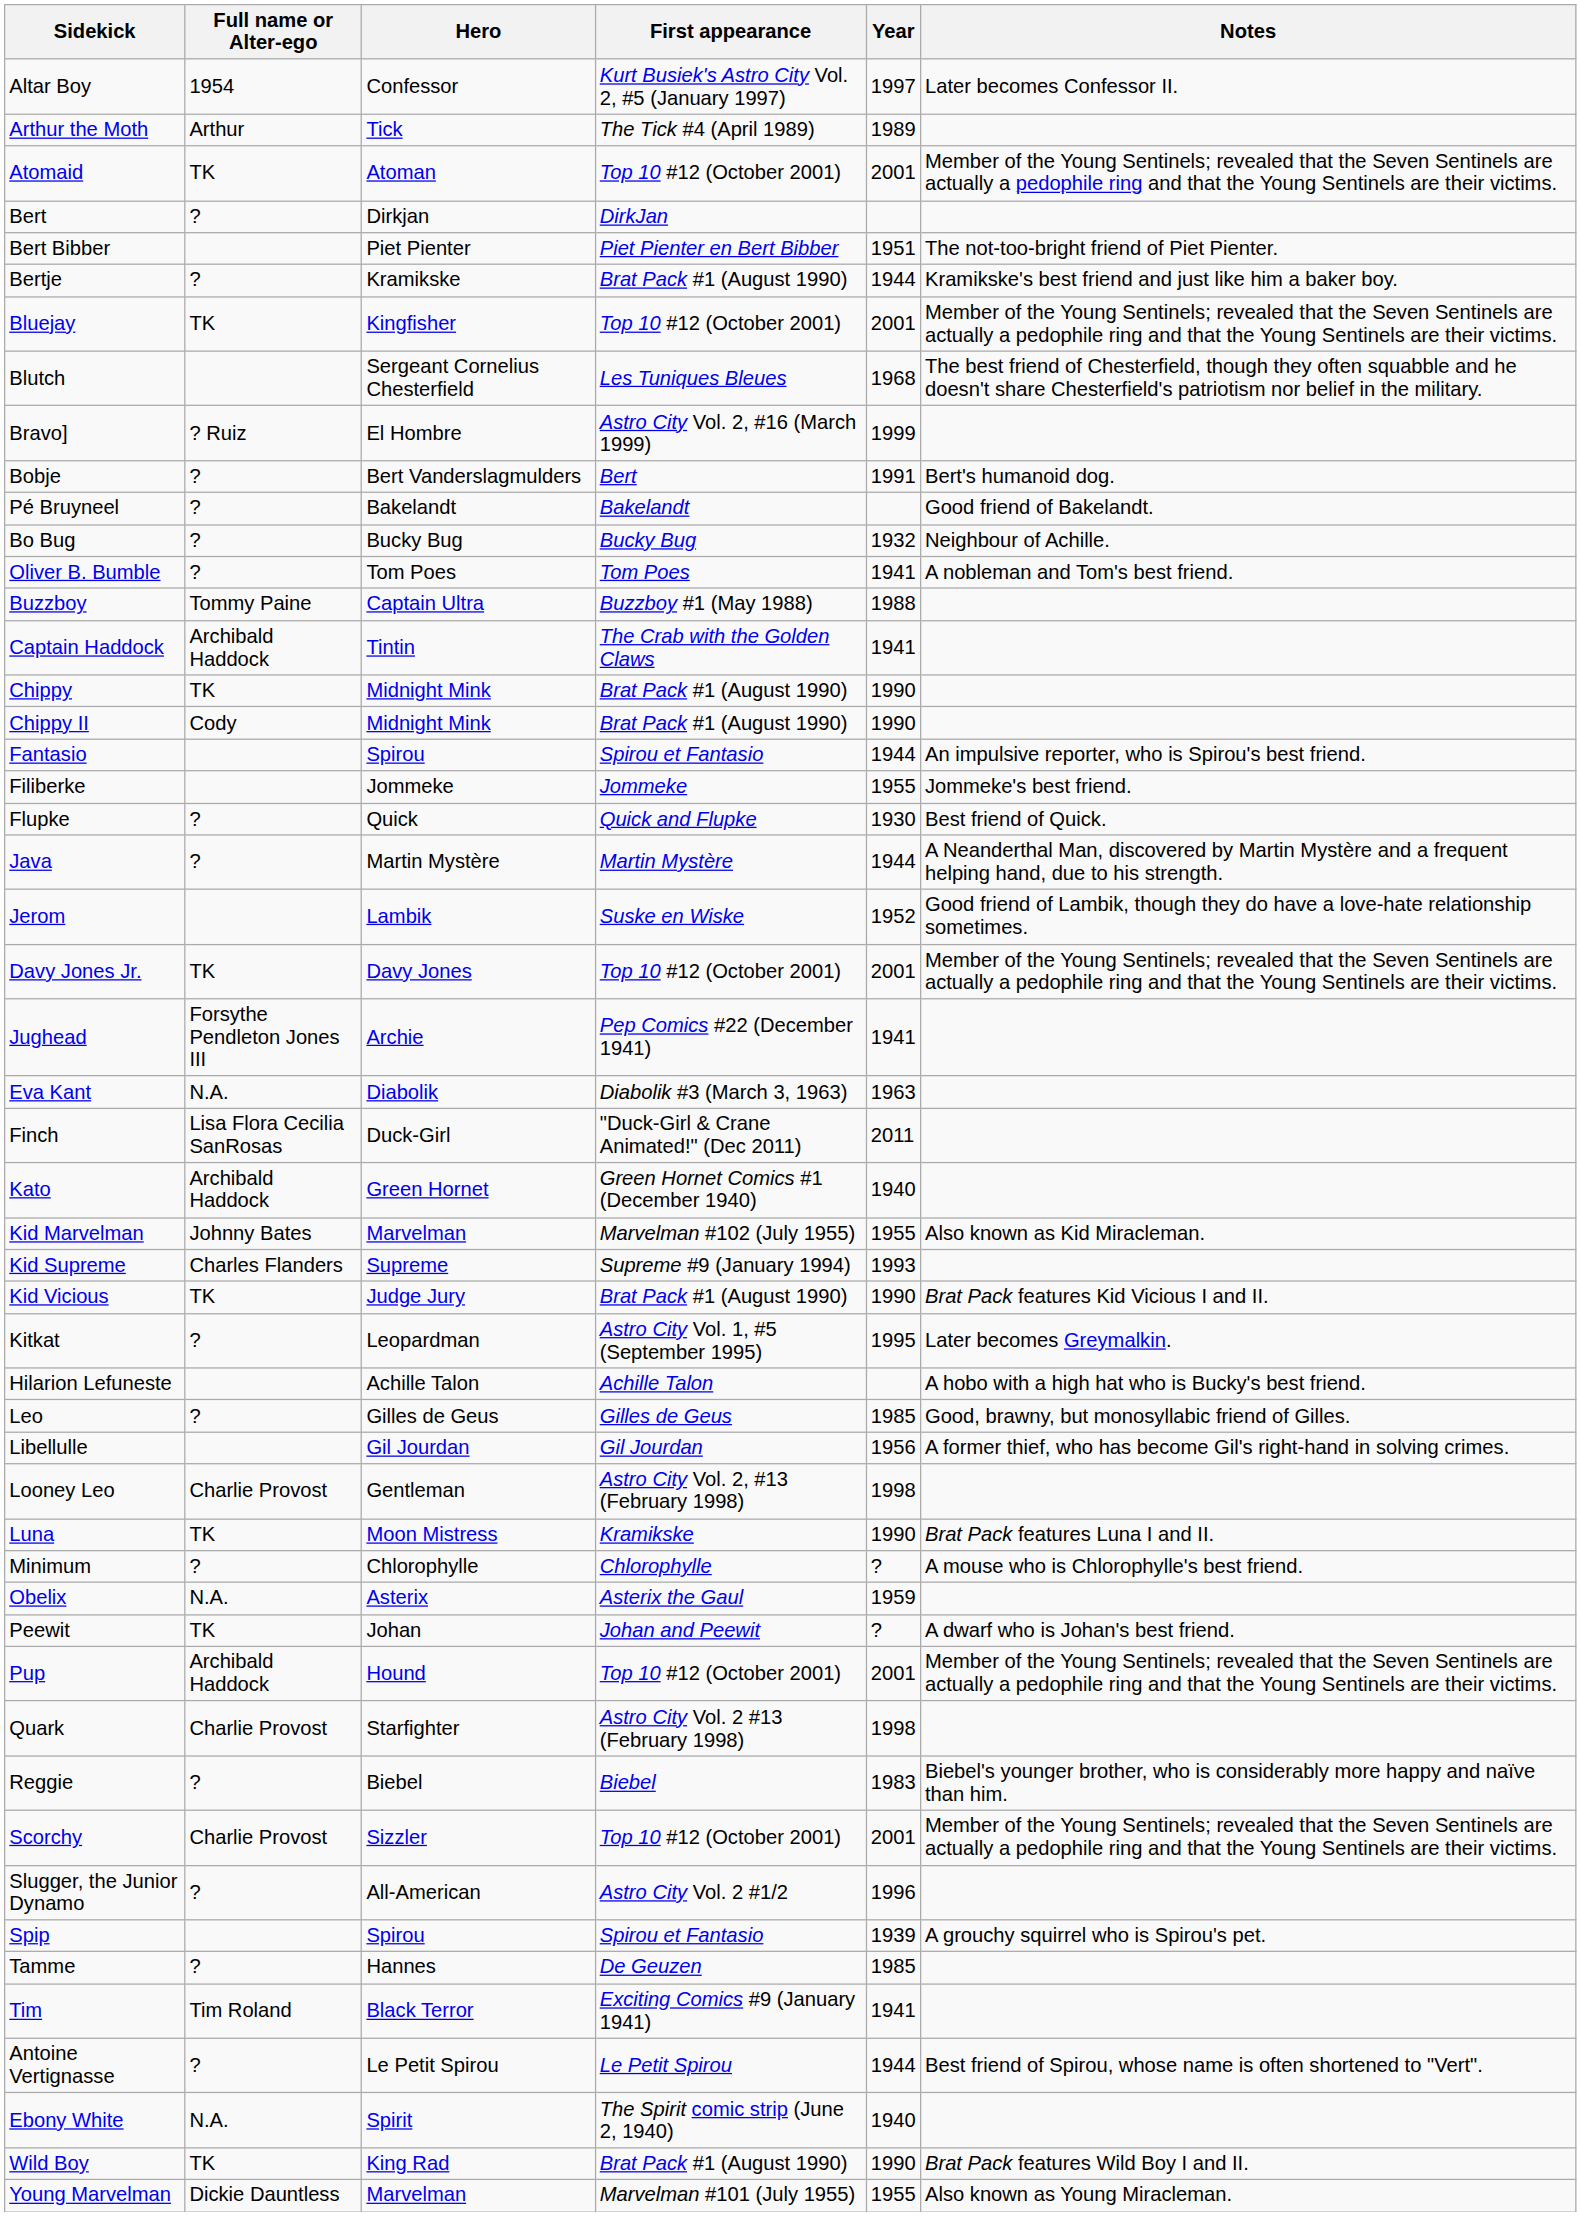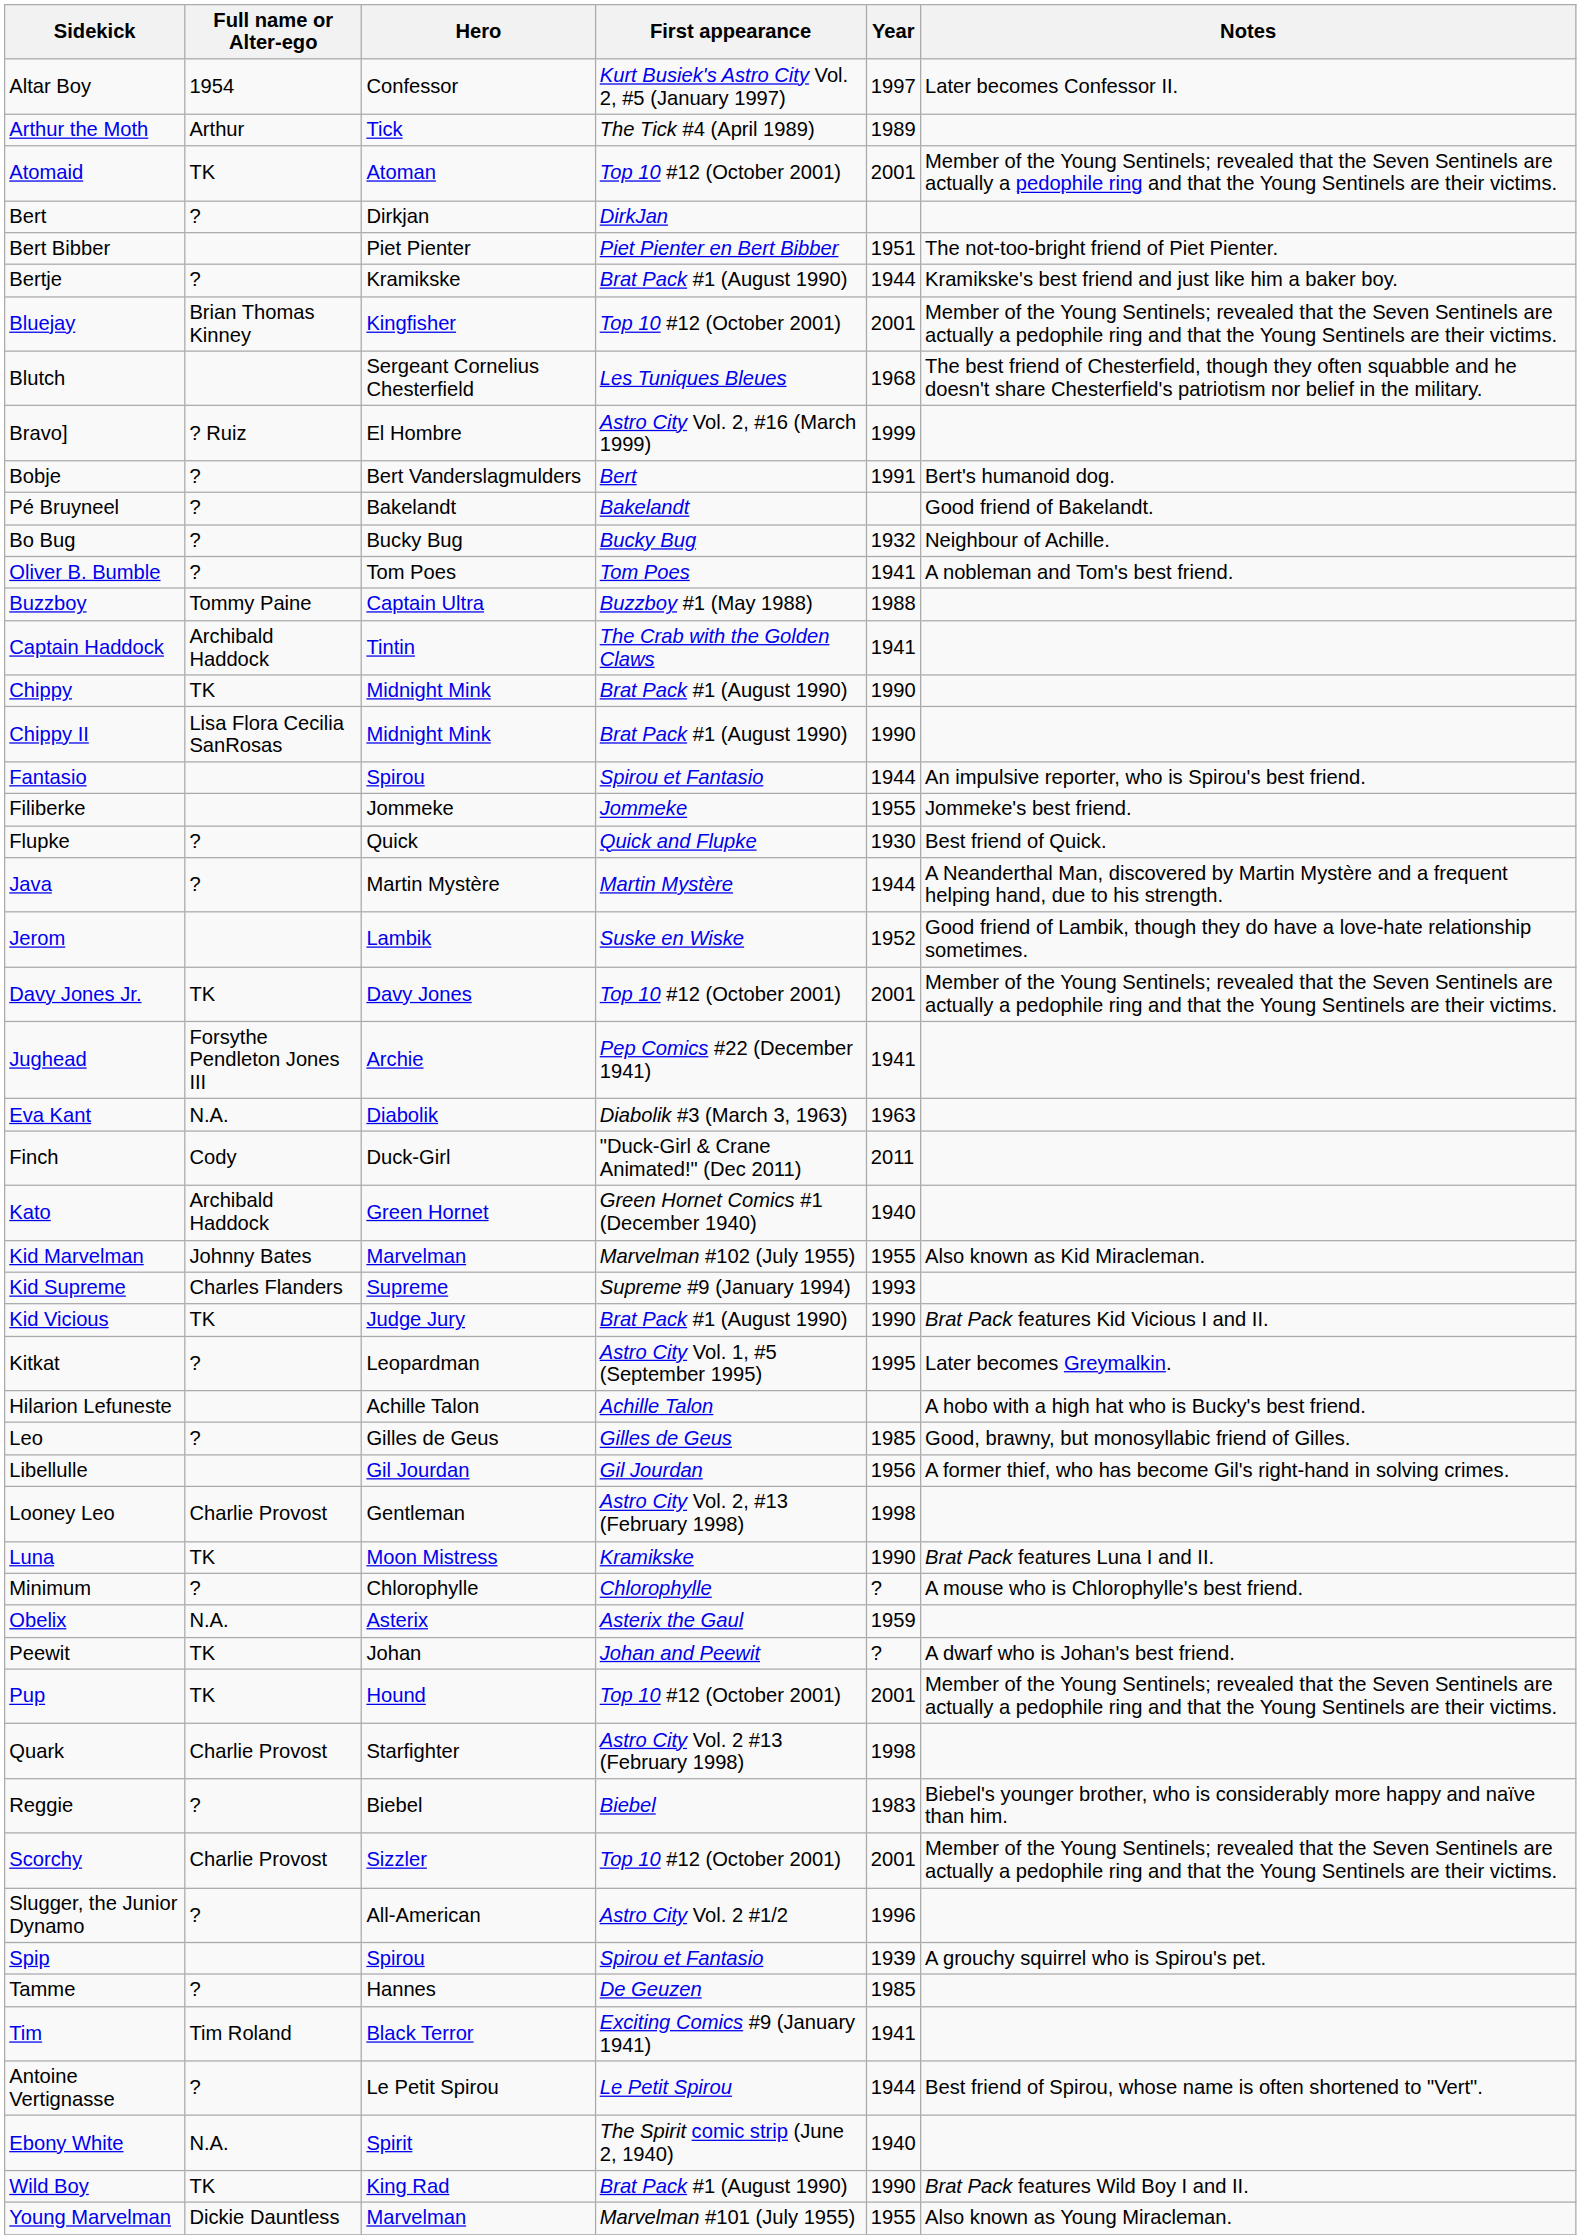(202, 323) TK -> (252, 323) Brian Thomas Kinney
(213, 722) Cody -> (267, 734) Lisa Flora Cecilia SanRosas
(267, 1135) Lisa Flora Cecilia SanRosas -> (213, 1157) Cody
(231, 1673) Archibald Haddock -> (202, 1696) TK
